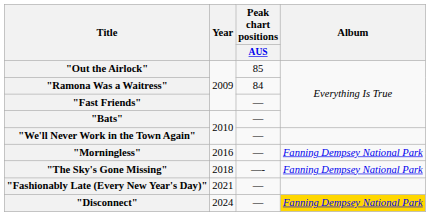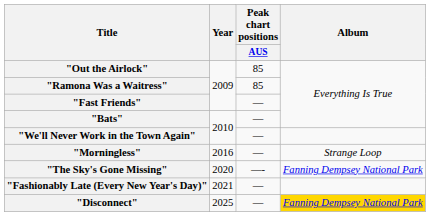(258, 85) 84 -> (258, 85) 85
(353, 152) Fanning Dempsey National Park -> (353, 152) Strange Loop
(223, 169) 2018 -> (223, 169) 2020
(223, 203) 2024 -> (223, 203) 2025
